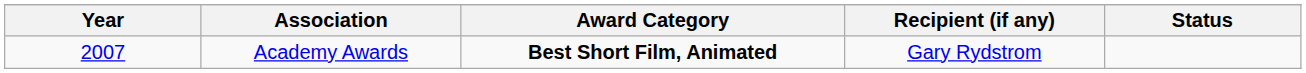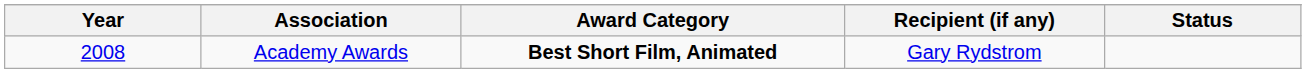(103, 52) 2007 -> (103, 52) 2008
